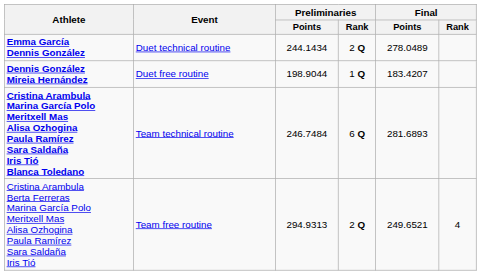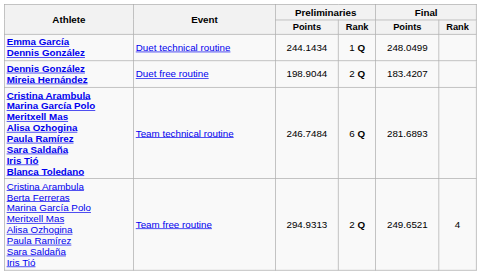(357, 48) 2 Q -> (357, 48) 1 Q
(407, 48) 278.0489 -> (407, 48) 248.0499
(357, 74) 1 Q -> (357, 74) 2 Q
